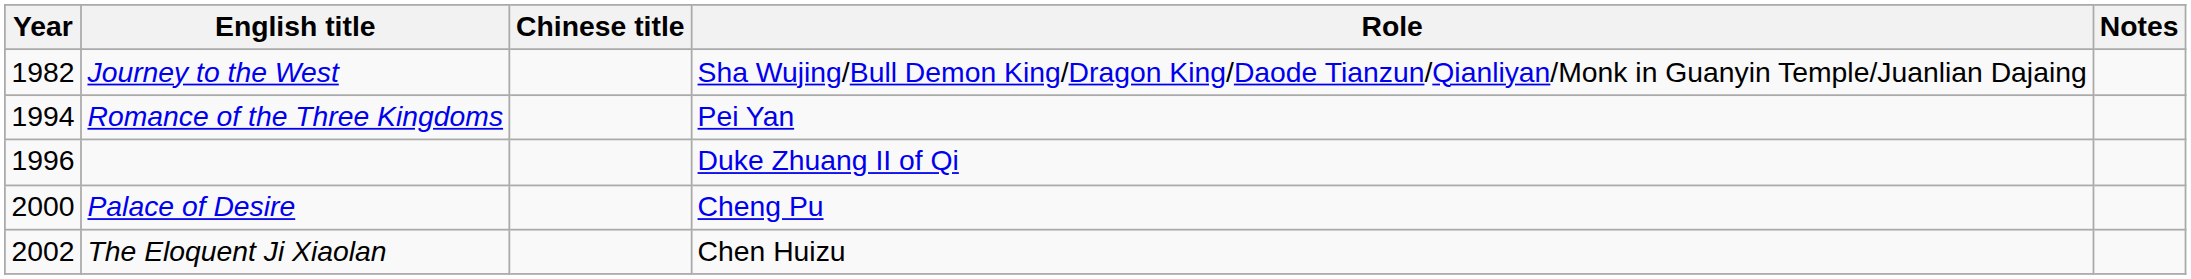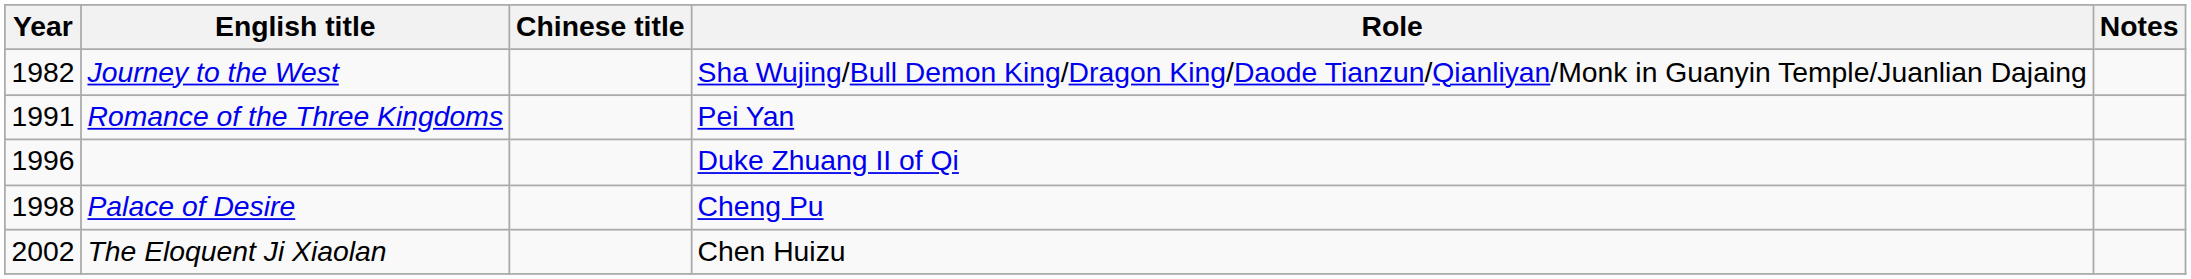(43, 116) 1994 -> (43, 116) 1991
(43, 206) 2000 -> (43, 206) 1998
